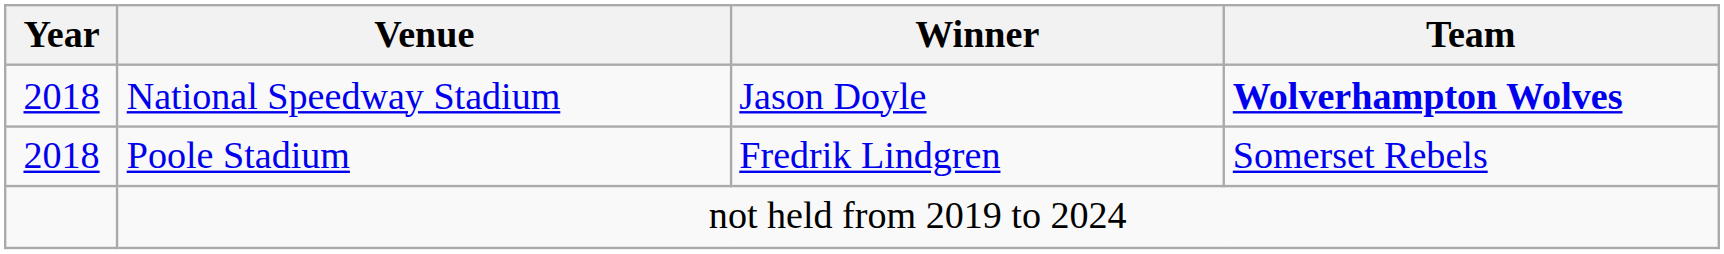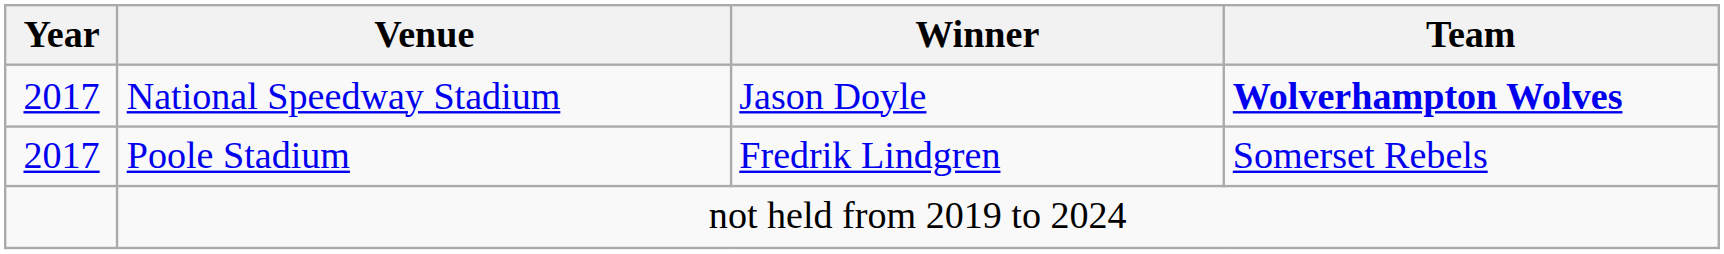(62, 95) 2018 -> (62, 95) 2017
(62, 155) 2018 -> (62, 155) 2017
